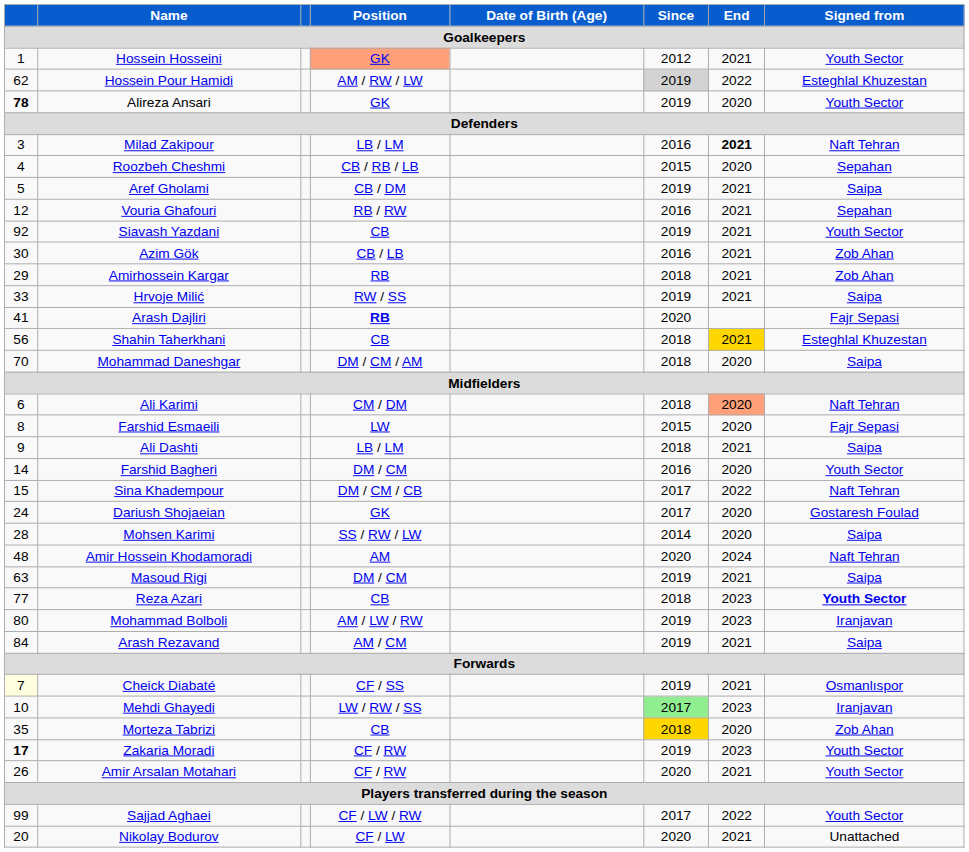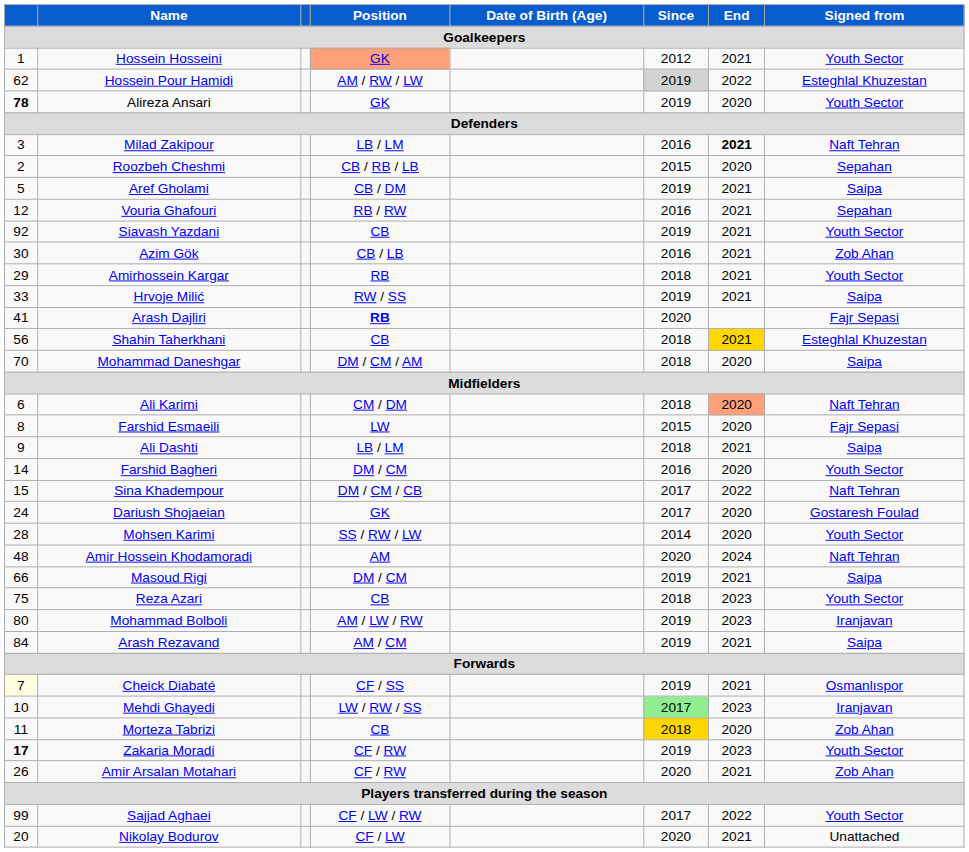(21, 167) 4 -> (21, 167) 2
(864, 275) Zob Ahan -> (864, 275) Youth Sector
(864, 534) Saipa -> (864, 534) Youth Sector
(21, 578) 63 -> (21, 578) 66
(21, 599) 77 -> (21, 599) 75
(864, 599) bold -> (864, 599) normal
(21, 729) 35 -> (21, 729) 11
(864, 772) Youth Sector -> (864, 772) Zob Ahan
